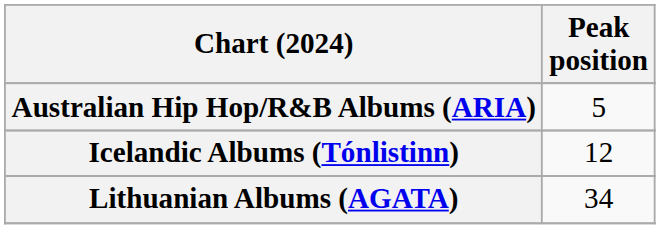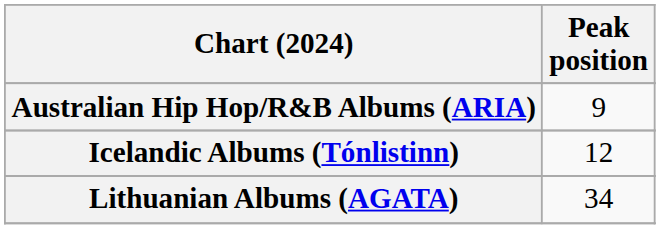(599, 106) 5 -> (599, 106) 9
